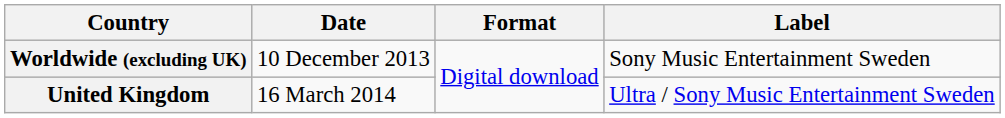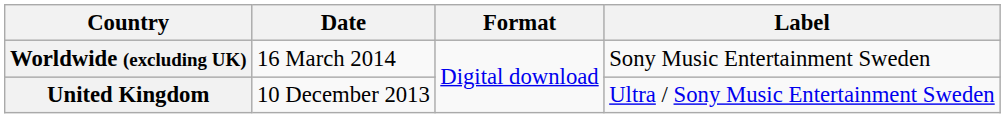(343, 58) 10 December 2013 -> (326, 58) 16 March 2014
(326, 94) 16 March 2014 -> (343, 94) 10 December 2013
